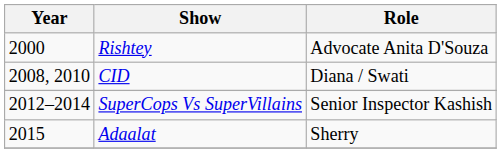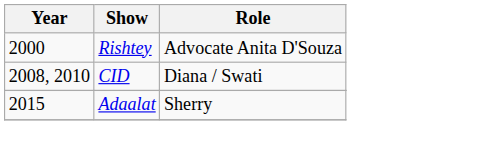- row: (200, 104)
